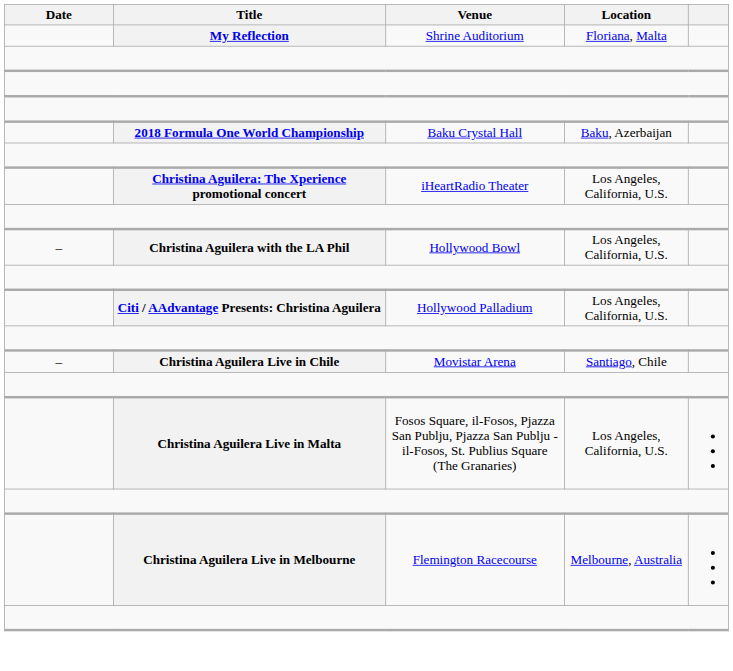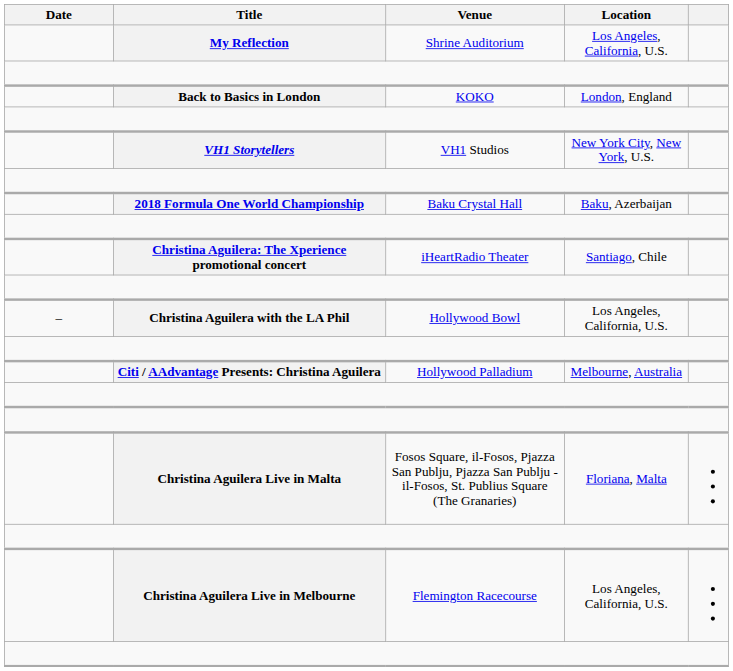(626, 35) Floriana, Malta -> (626, 43) Los Angeles, California, U.S.
+ row: (249, 96)
+ row: (249, 150)
(626, 186) Los Angeles, California, U.S. -> (626, 257) Santiago, Chile
(626, 308) Los Angeles, California, U.S. -> (626, 372) Melbourne, Australia
- row: (249, 361)
(626, 443) Los Angeles, California, U.S. -> (626, 479) Floriana, Malta
(626, 560) Melbourne, Australia -> (626, 595) Los Angeles, California, U.S.
